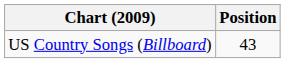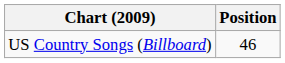(248, 44) 43 -> (248, 44) 46
